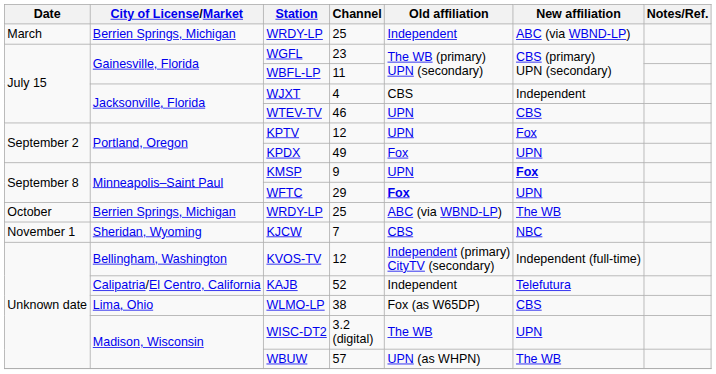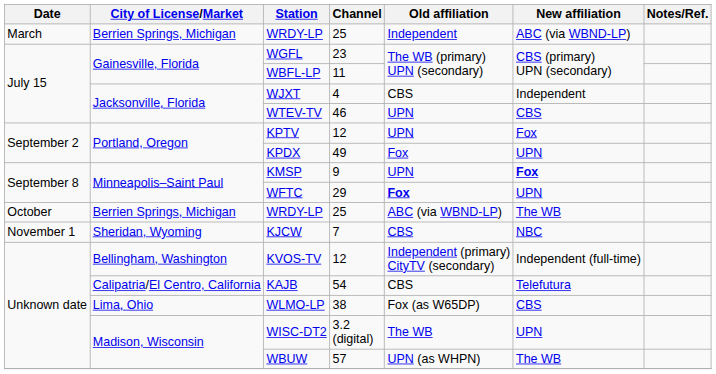(339, 285) 52 -> (339, 285) 54
(422, 285) Independent -> (400, 285) CBS
